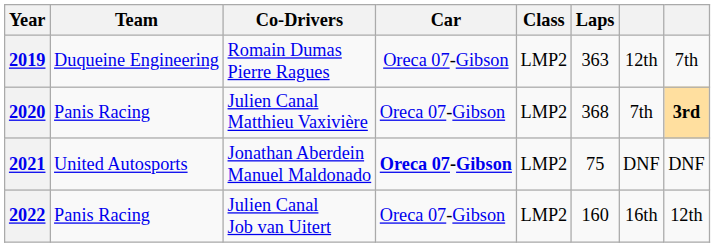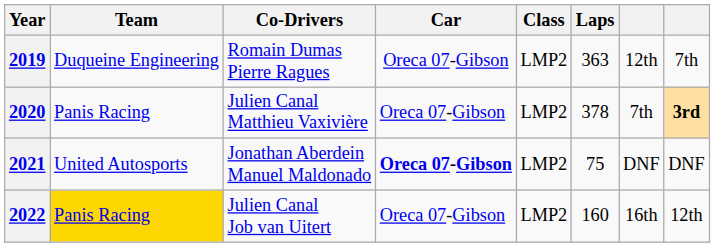(595, 112) 368 -> (595, 112) 378
(102, 216) no background -> (102, 216) gold background
